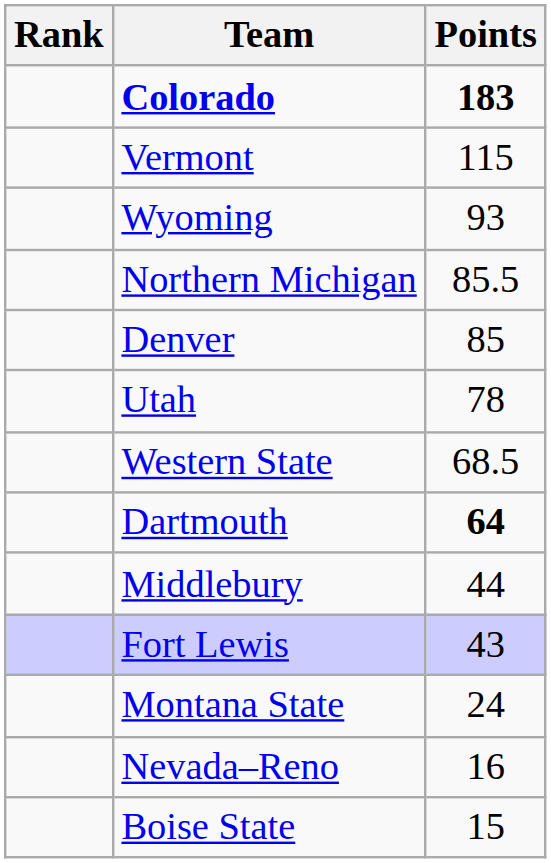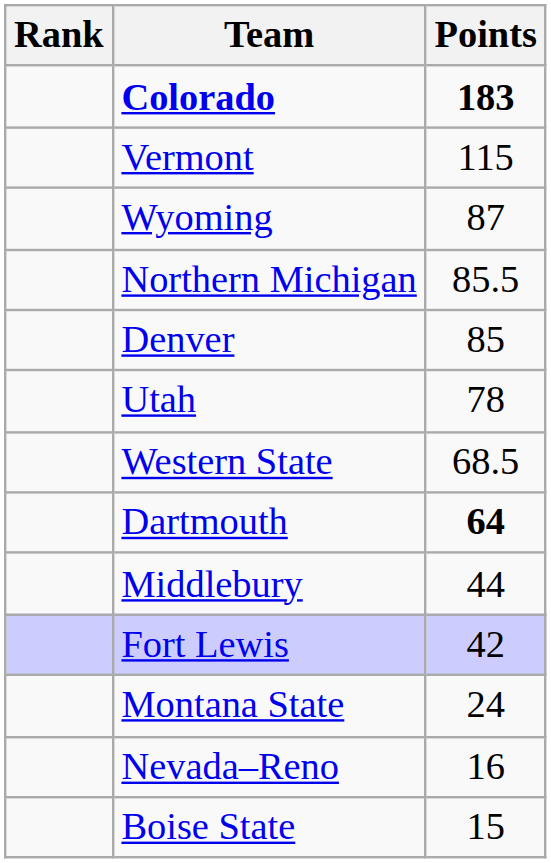(486, 217) 93 -> (486, 217) 87
(486, 643) 43 -> (486, 643) 42
